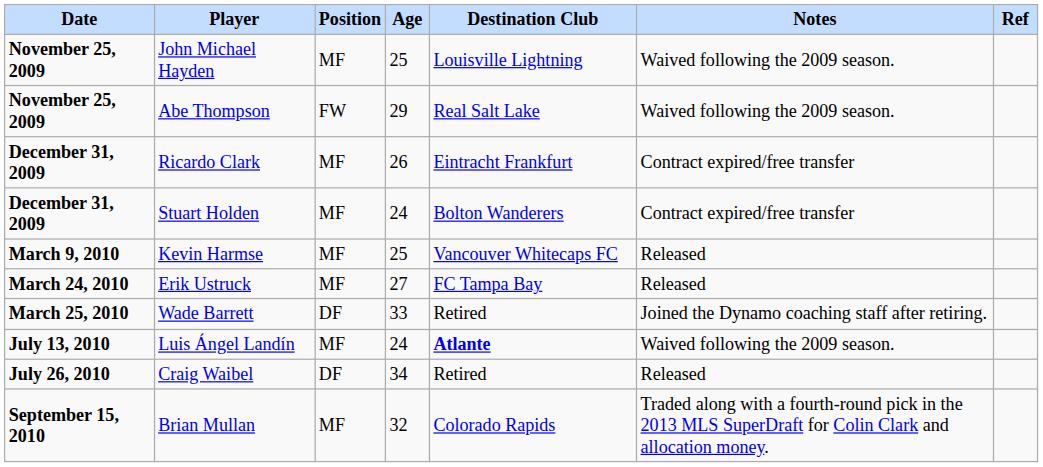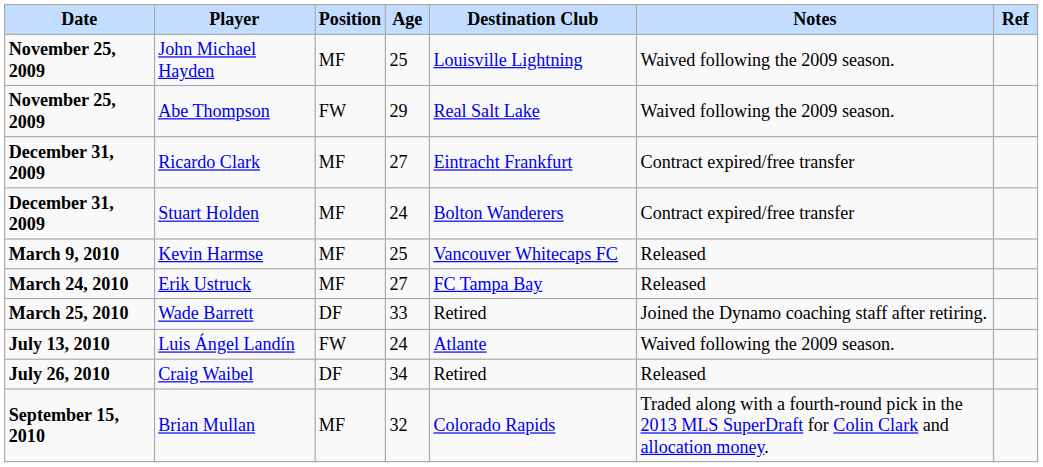(399, 162) 26 -> (399, 162) 27
(332, 343) MF -> (332, 343) FW
(462, 343) bold -> (460, 343) normal
